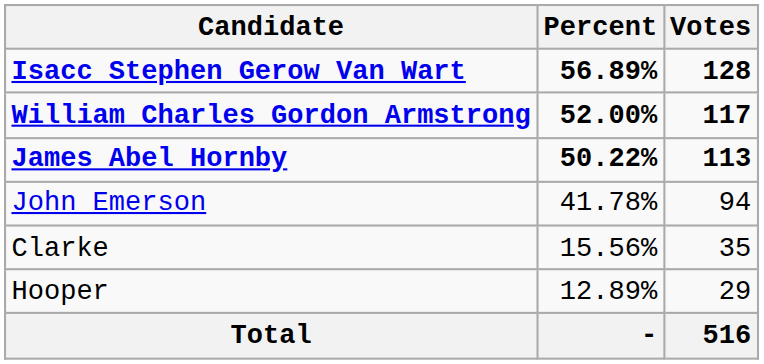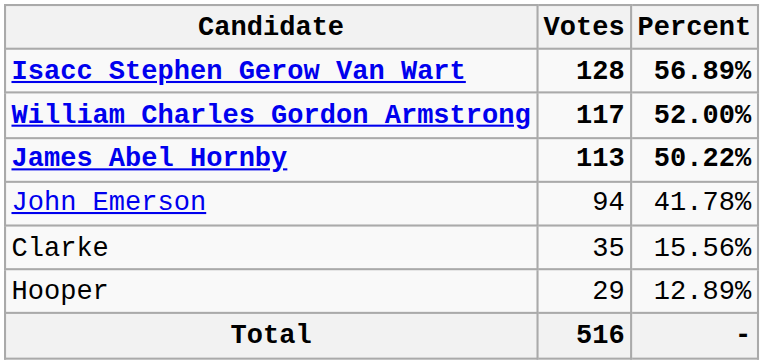columns swapped: (711, 27) <-> (600, 27)
